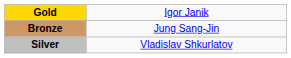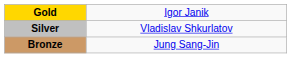rows swapped: (45, 45) <-> (45, 28)
